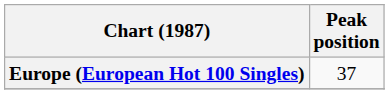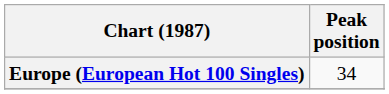(347, 72) 37 -> (347, 72) 34
